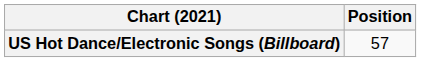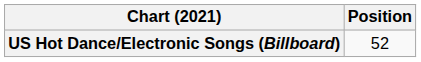(380, 43) 57 -> (380, 43) 52
